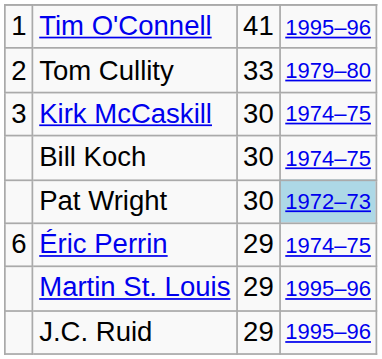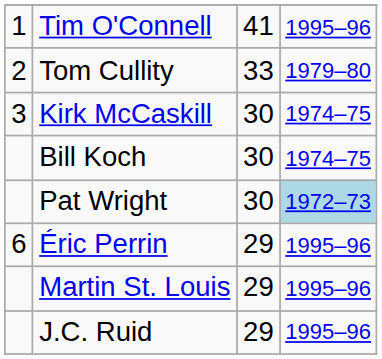(328, 245) 1974–75 -> (328, 245) 1995–96
